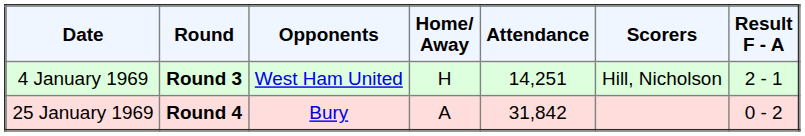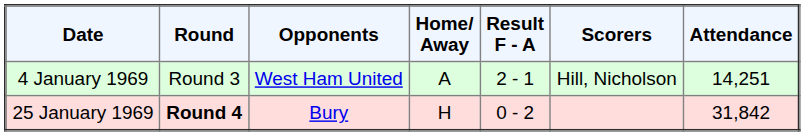columns swapped: (764, 34) <-> (538, 34)
(204, 79) bold -> (204, 79) normal
(444, 79) H -> (444, 79) A
(444, 113) A -> (444, 113) H
